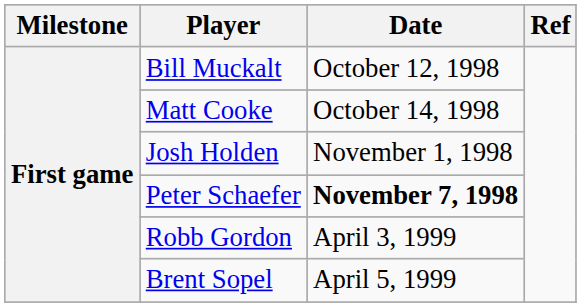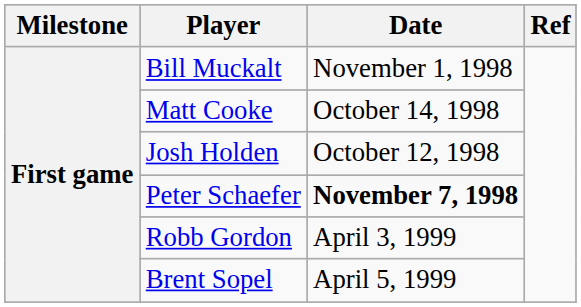(406, 68) October 12, 1998 -> (413, 68) November 1, 1998
(413, 152) November 1, 1998 -> (406, 152) October 12, 1998
